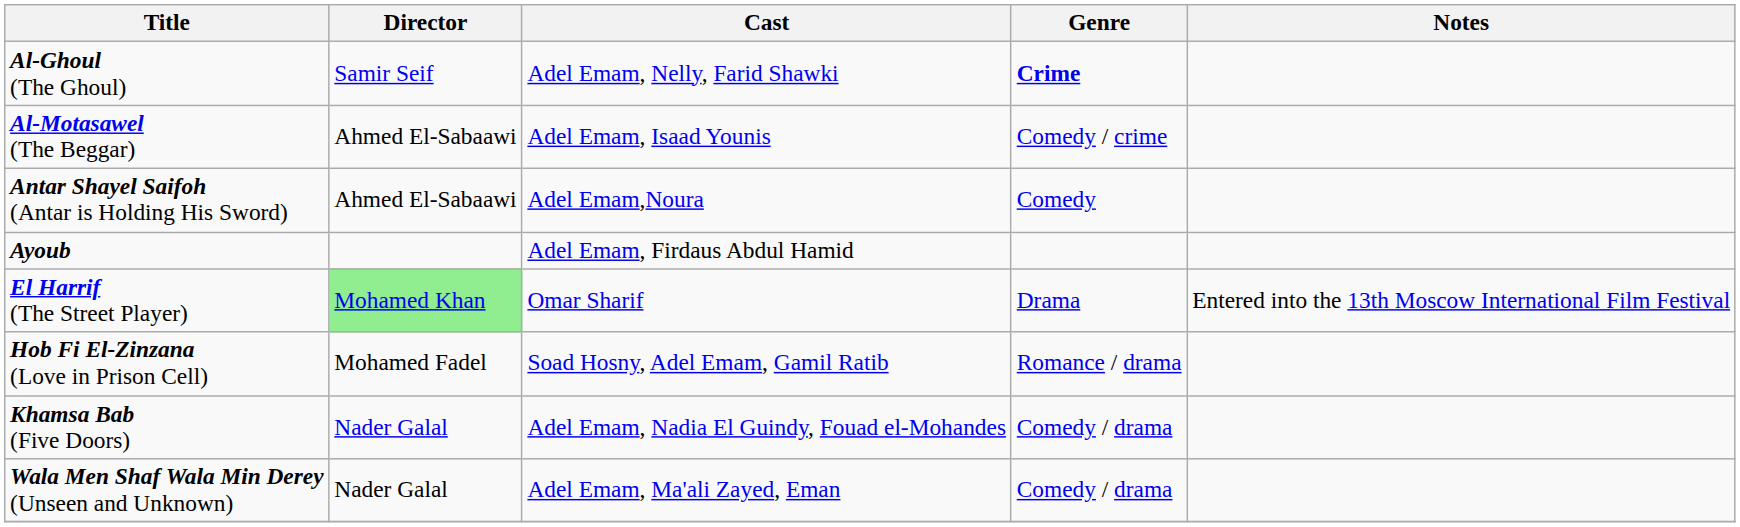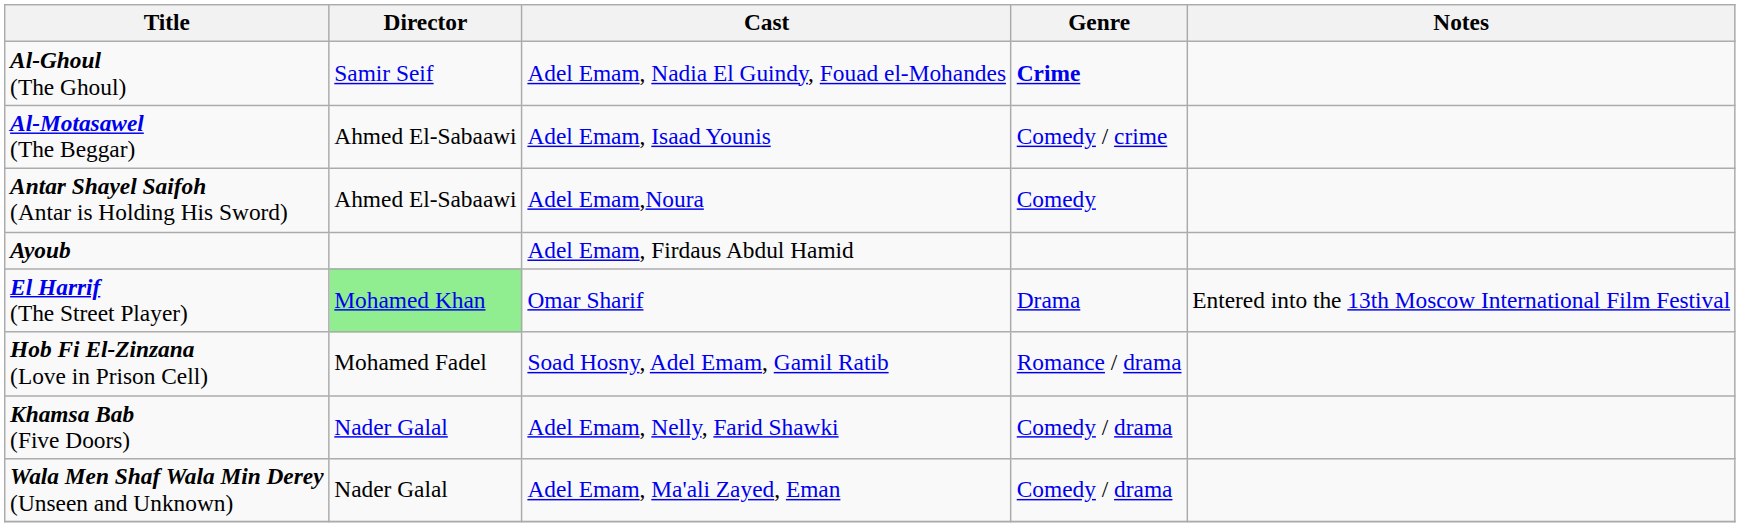(683, 73) Adel Emam, Nelly, Farid Shawki -> (767, 73) Adel Emam, Nadia El Guindy, Fouad el-Mohandes
(767, 426) Adel Emam, Nadia El Guindy, Fouad el-Mohandes -> (683, 426) Adel Emam, Nelly, Farid Shawki
